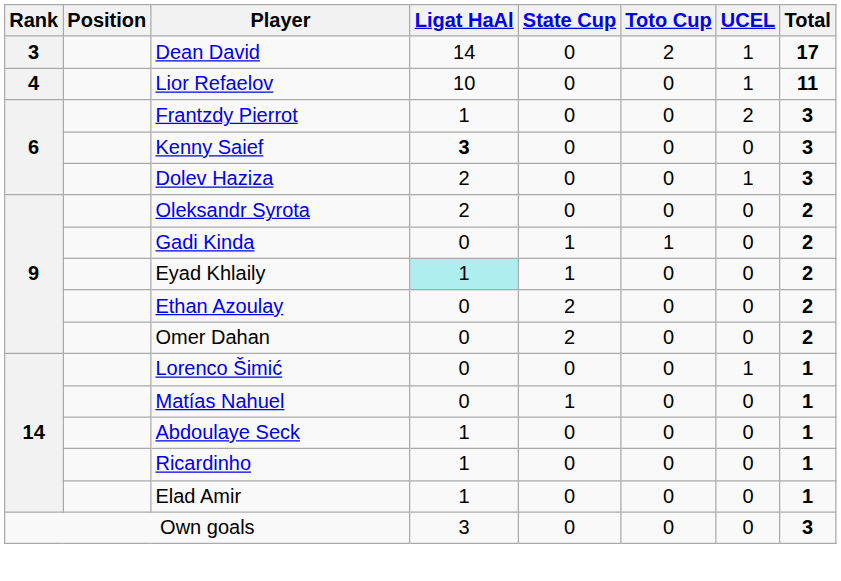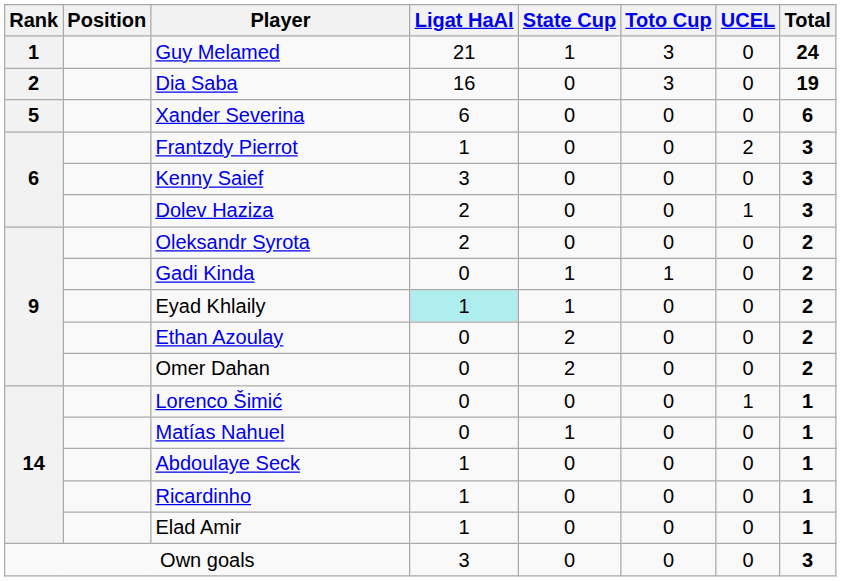+ row: (218, 52)
+ row: (197, 83)
- row: (208, 52)
- row: (214, 83)
+ row: (230, 115)
(464, 147) bold -> (464, 178) normal
